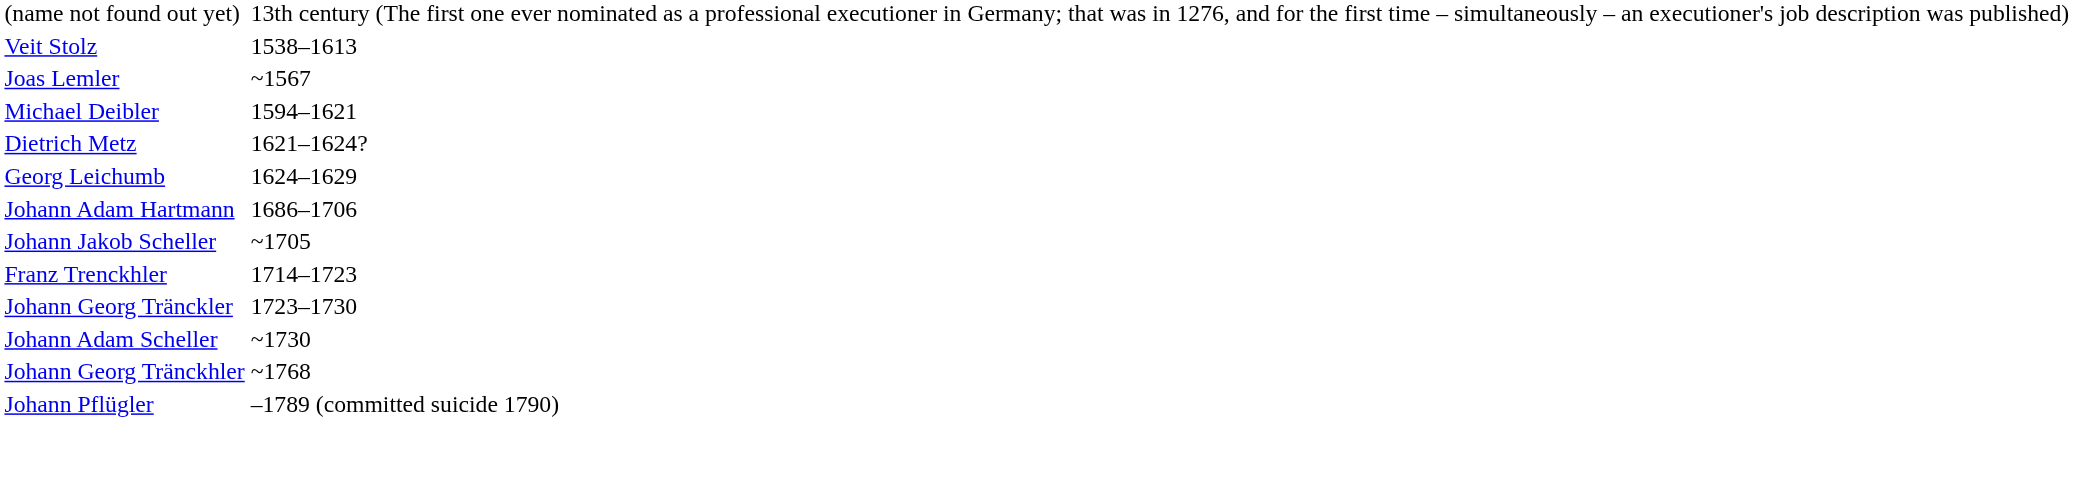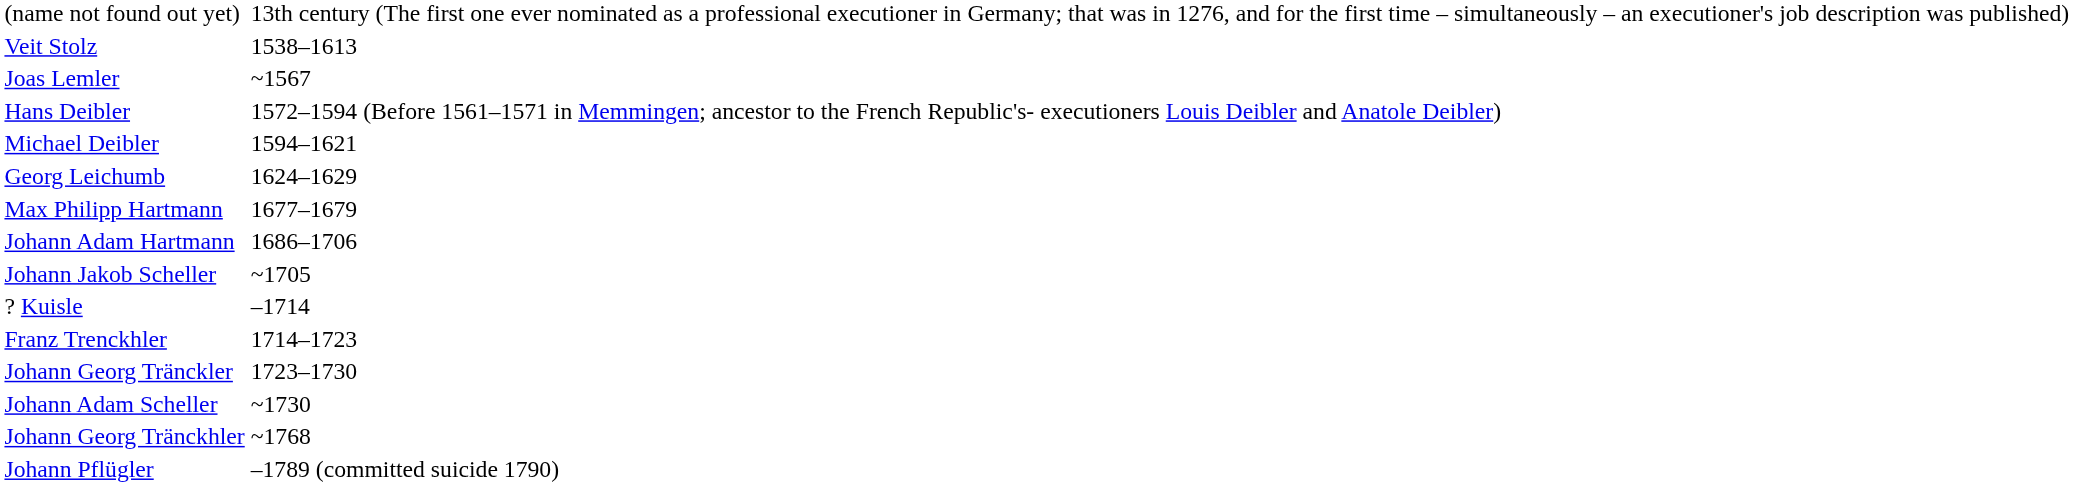+ row: (67, 111)
- row: (71, 143)
+ row: (114, 208)
+ row: (44, 306)
